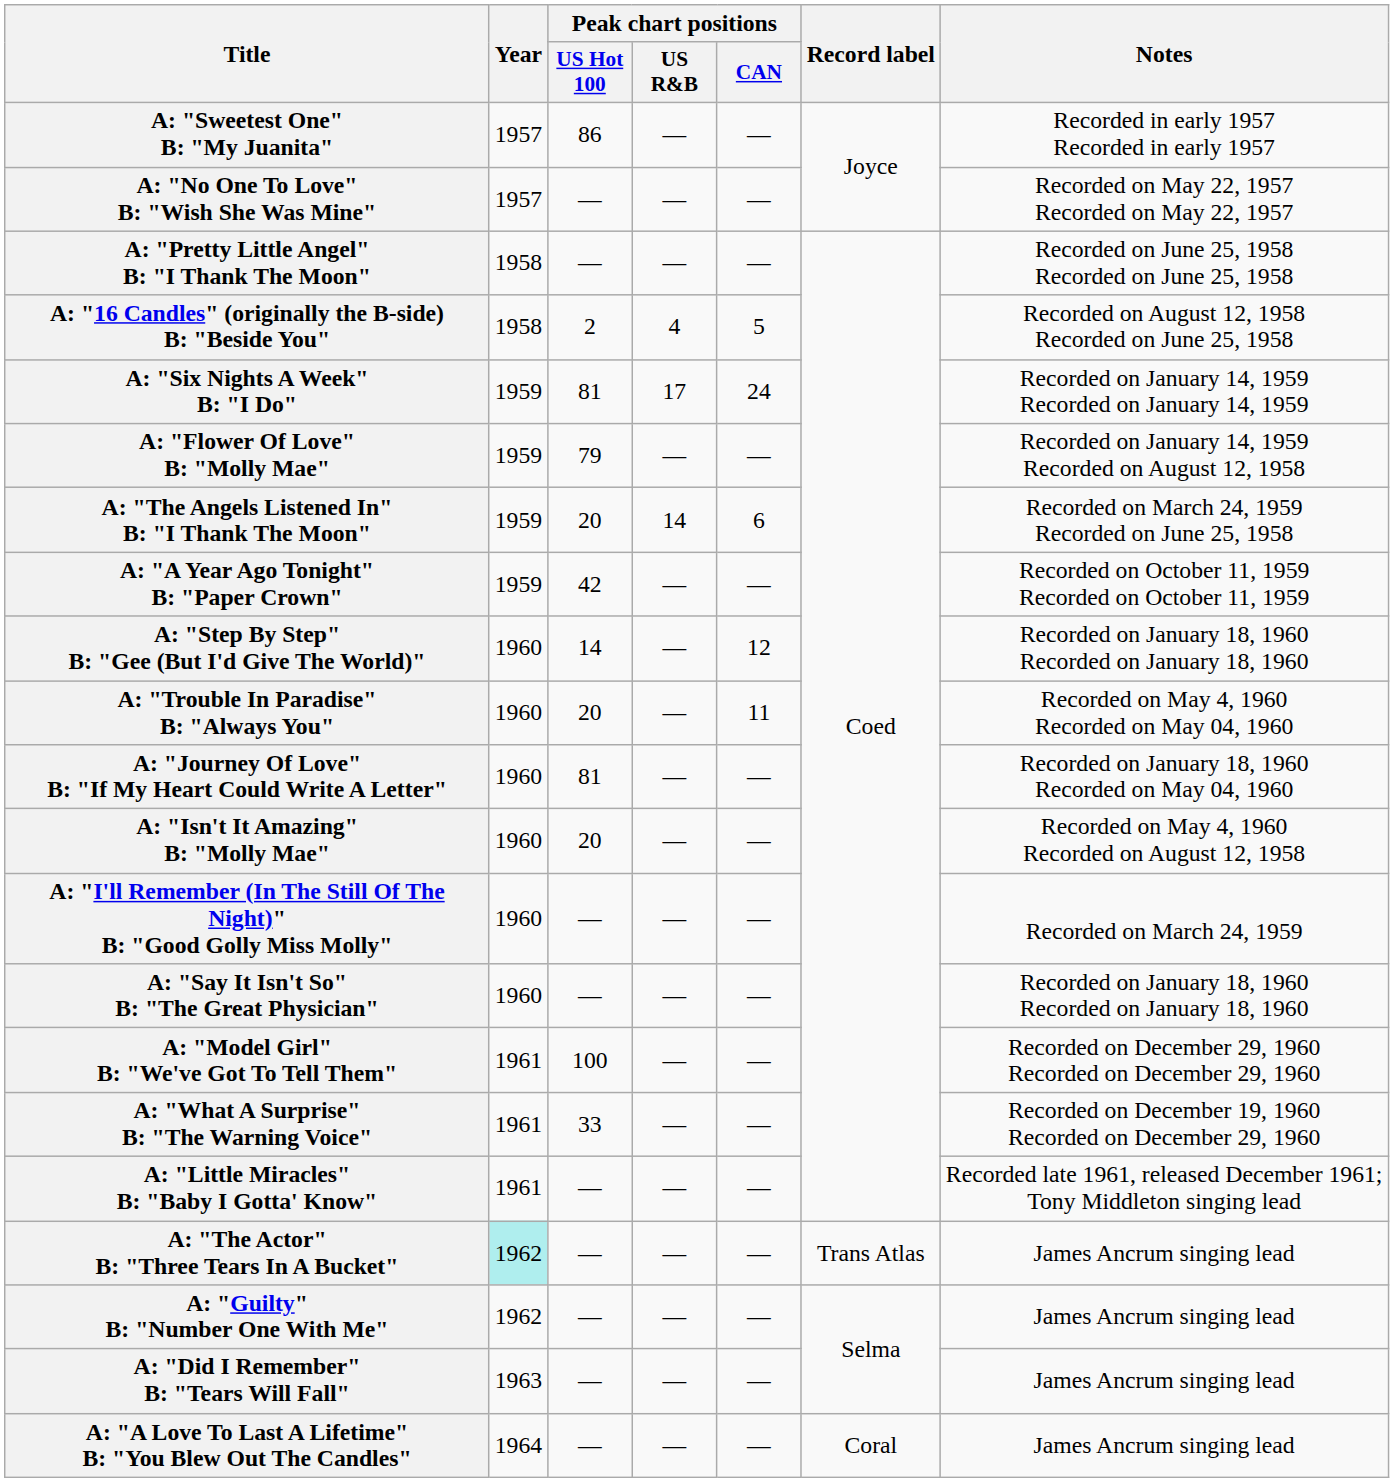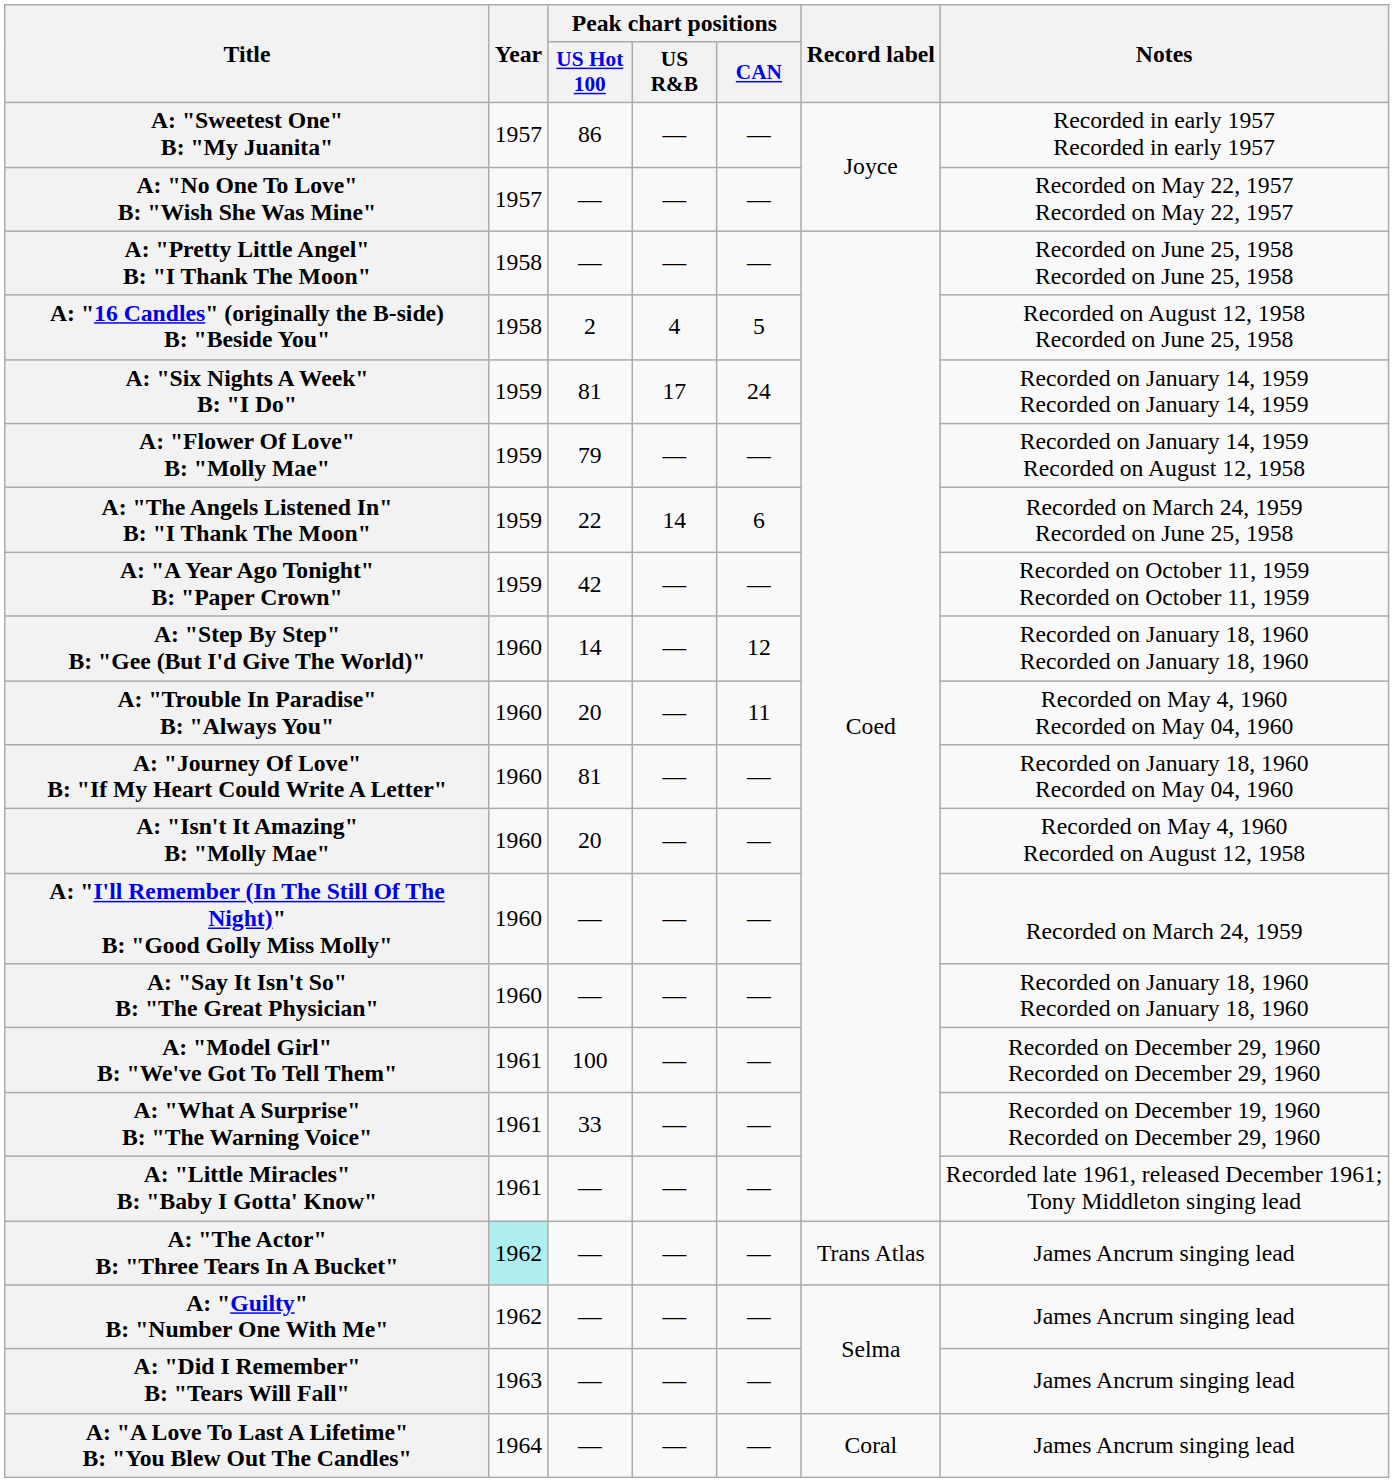(590, 519) 20 -> (590, 519) 22
